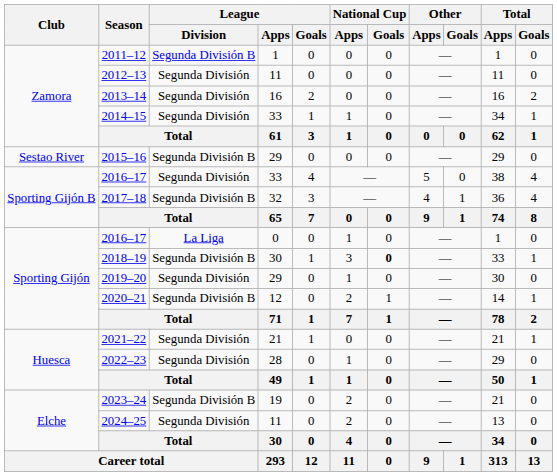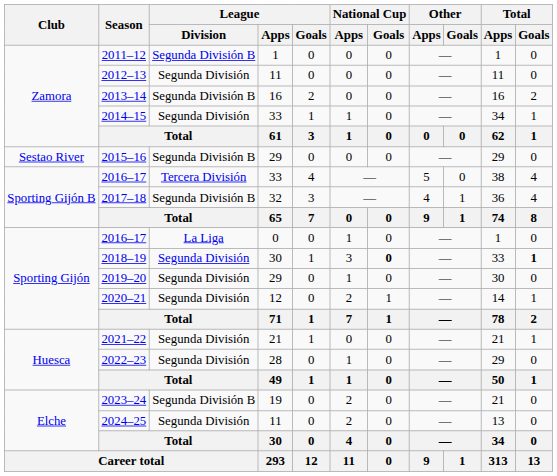(204, 95) Segunda División -> (204, 95) Segunda División B
(204, 177) Segunda División -> (204, 177) Tercera División
(204, 258) Segunda División B -> (204, 258) Segunda División
(534, 258) normal -> (534, 258) bold
(204, 298) Segunda División B -> (204, 298) Segunda División
